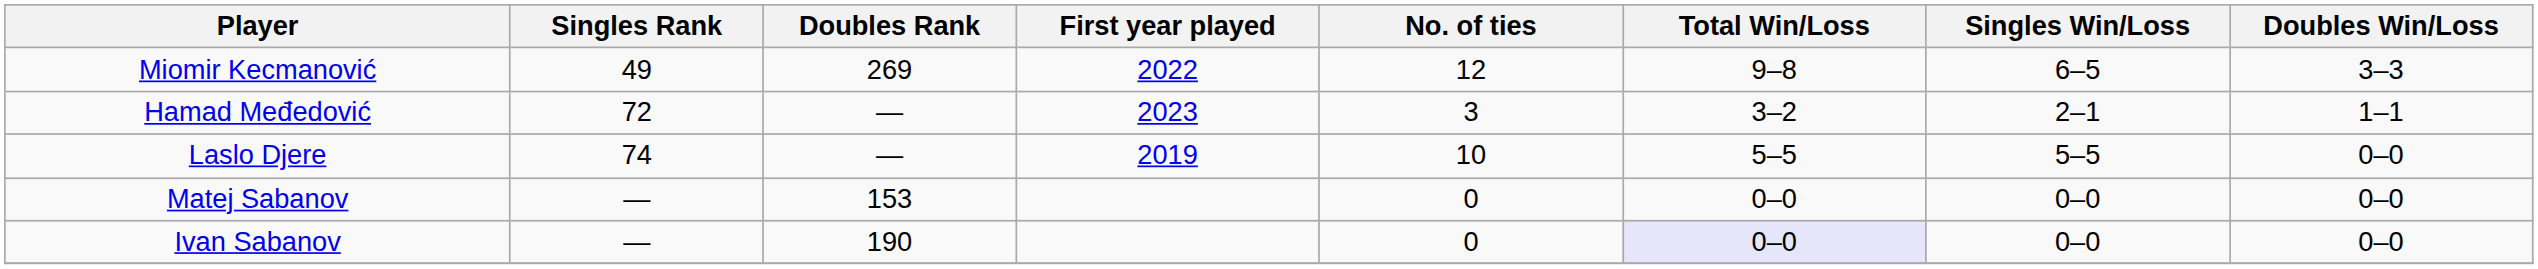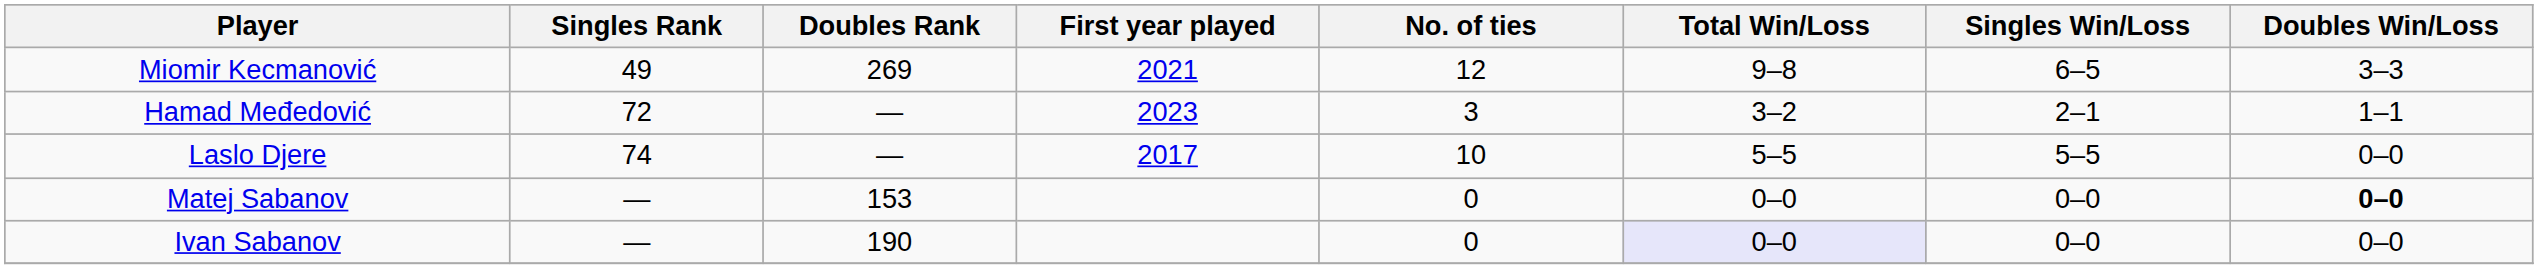(1168, 69) 2022 -> (1168, 69) 2021
(1168, 155) 2019 -> (1168, 155) 2017
(2381, 198) normal -> (2381, 198) bold
